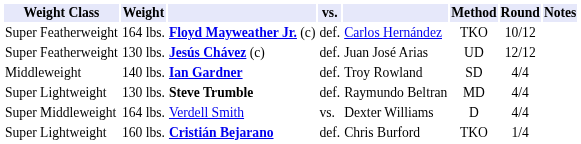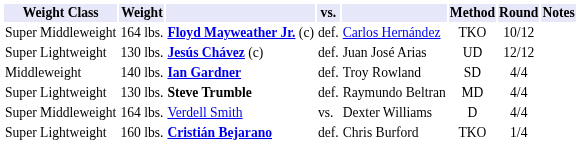(61, 32) Super Featherweight -> (61, 32) Super Middleweight
(61, 52) Super Featherweight -> (56, 52) Super Lightweight
